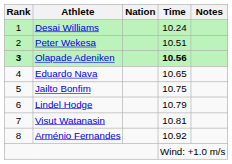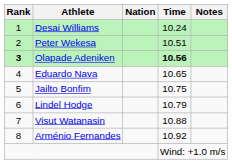(174, 120) 10.81 -> (174, 120) 10.88
